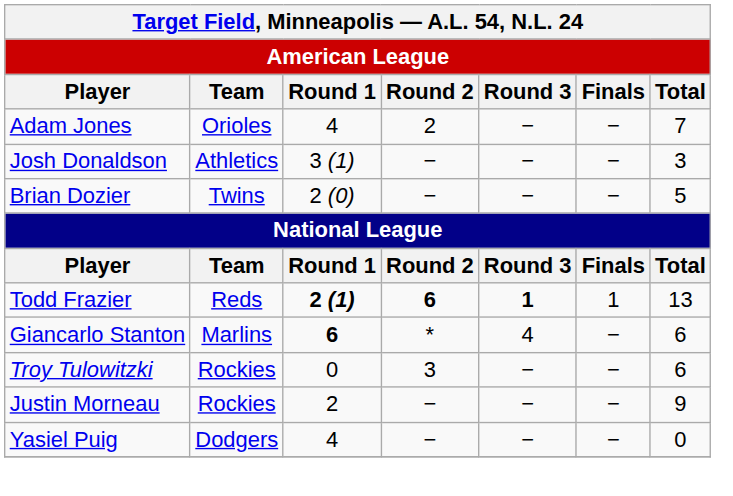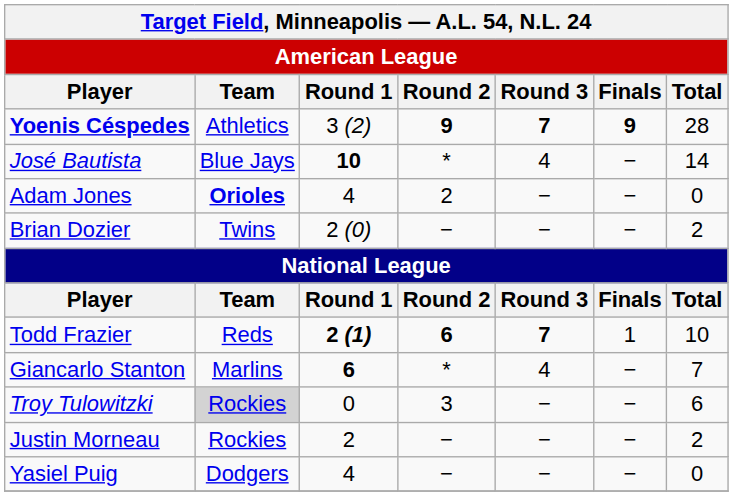+ row: (100, 126)
+ row: (76, 160)
(237, 126) normal -> (247, 195) bold
(680, 126) 7 -> (697, 195) 0
- row: (88, 160)
(680, 195) 5 -> (697, 230) 2
(528, 299) 1 -> (544, 334) 7
(680, 299) 13 -> (697, 334) 10
(680, 334) 6 -> (697, 369) 7
(237, 369) no background -> (247, 404) lightgrey background
(680, 404) 9 -> (697, 439) 2
